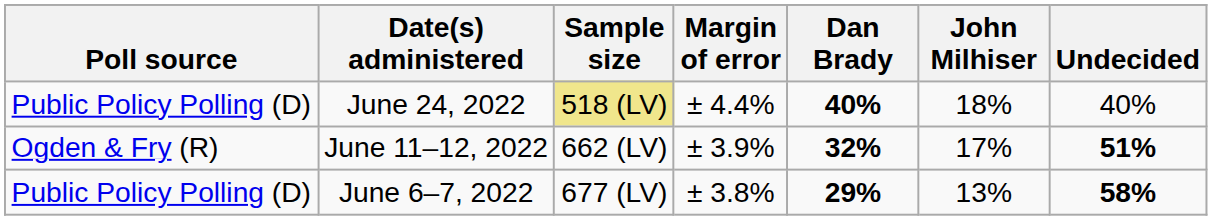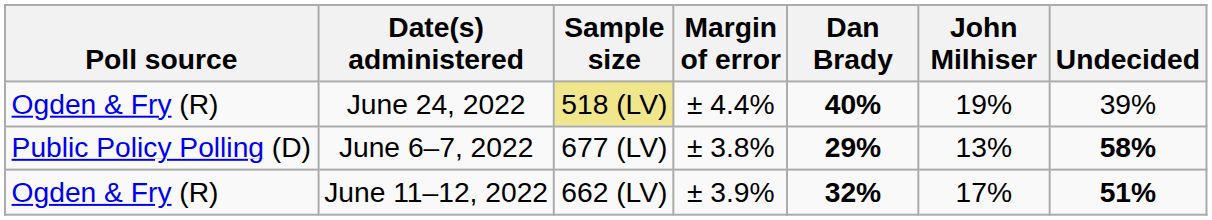(161, 104) Public Policy Polling (D) -> (115, 104) Ogden & Fry (R)
(984, 104) 18% -> (984, 104) 19%
(1128, 104) 40% -> (1128, 104) 39%
rows swapped: (436, 148) <-> (436, 193)
